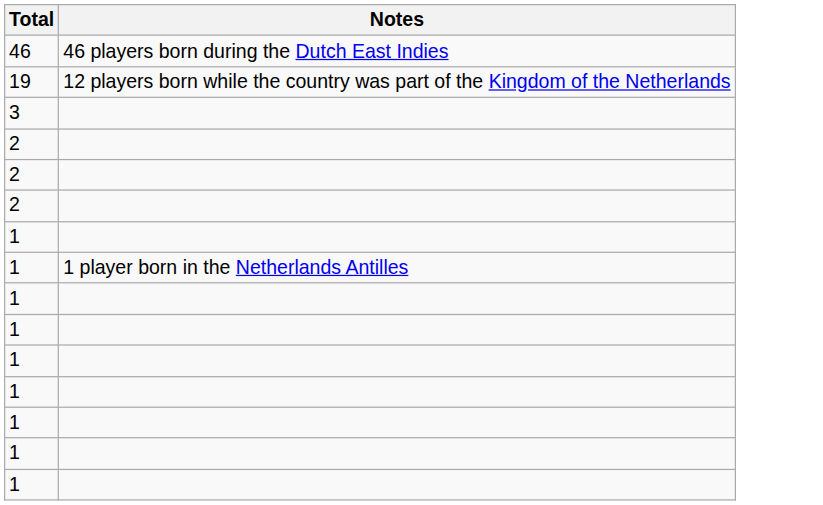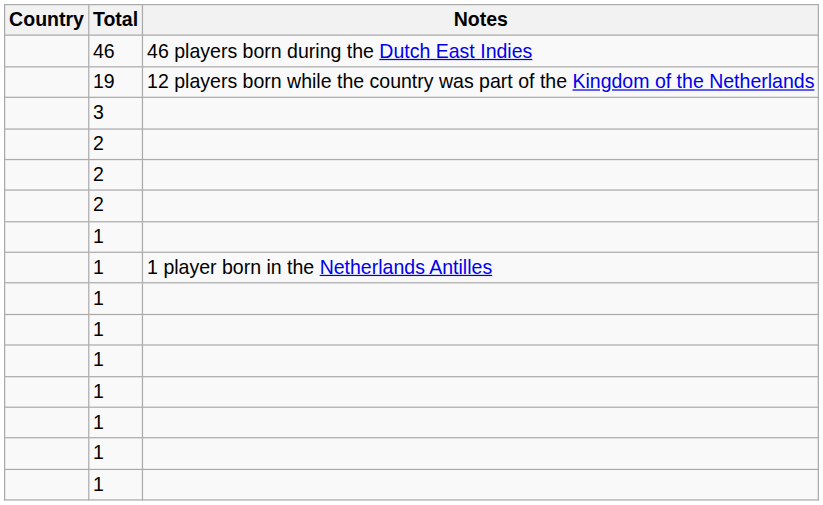+ column: (47, 19)
